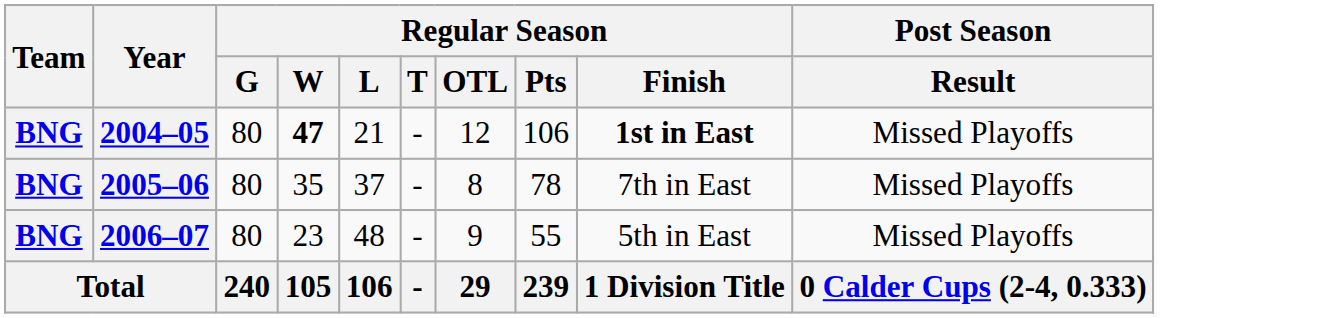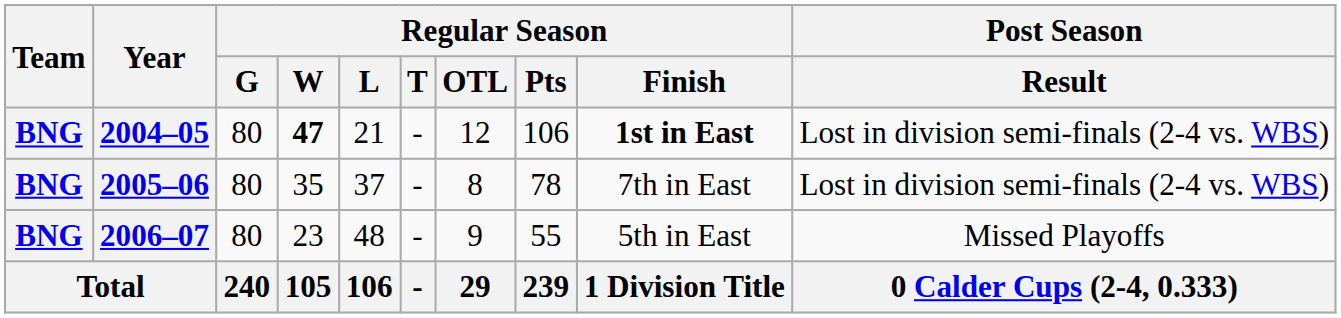(973, 133) Missed Playoffs -> (1064, 133) Lost in division semi-finals (2-4 vs. WBS)
(973, 184) Missed Playoffs -> (1064, 184) Lost in division semi-finals (2-4 vs. WBS)
